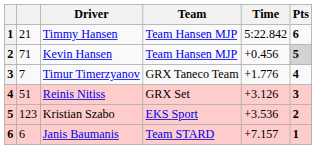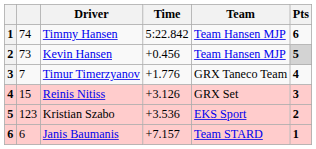columns swapped: (192, 14) <-> (266, 14)
(25, 34) 21 -> (25, 34) 74
(25, 54) 71 -> (25, 54) 73
(25, 94) 51 -> (25, 94) 15
